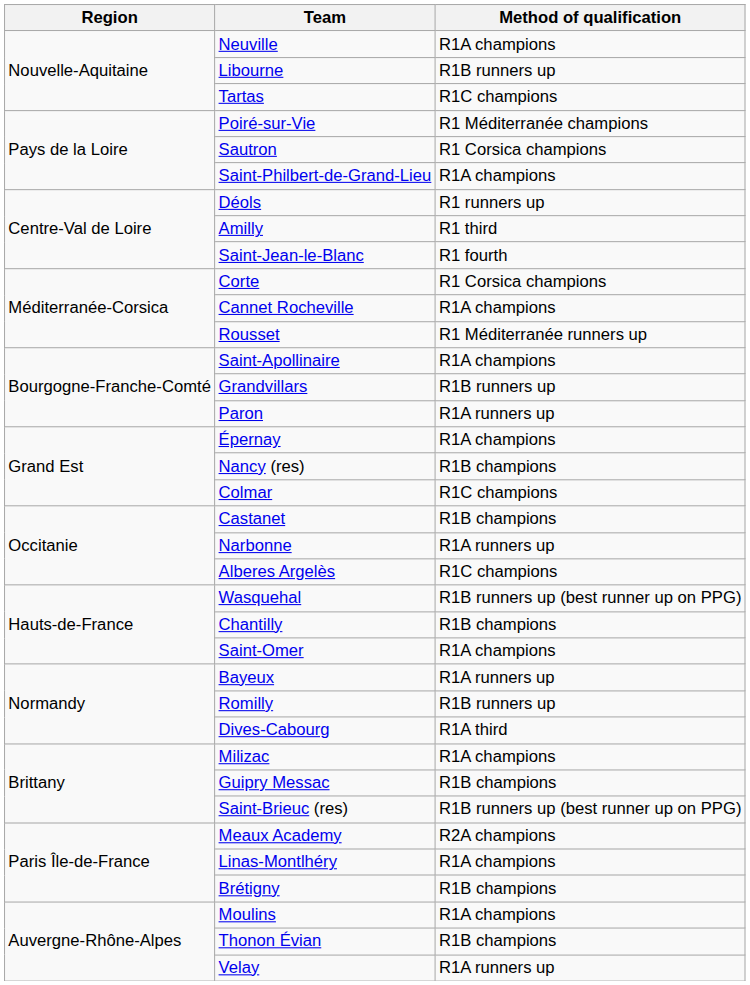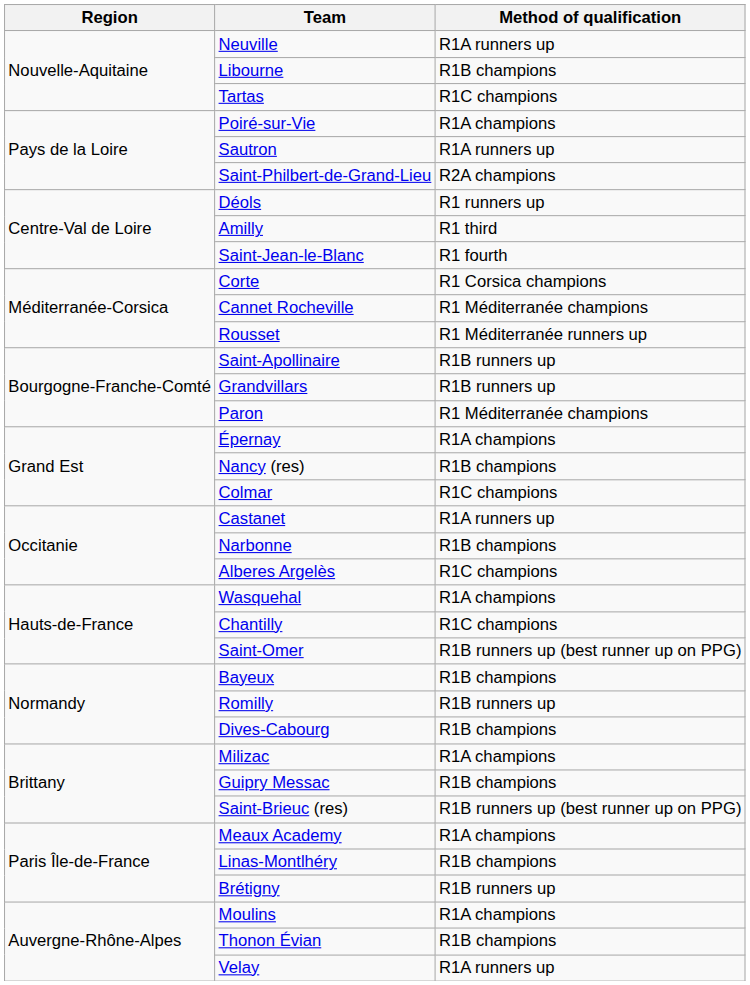(497, 44) R1A champions -> (497, 44) R1A runners up
(497, 70) R1B runners up -> (498, 70) R1B champions
(543, 123) R1 Méditerranée champions -> (497, 123) R1A champions
(523, 149) R1 Corsica champions -> (497, 149) R1A runners up
(497, 176) R1A champions -> (497, 176) R2A champions
(497, 307) R1A champions -> (543, 307) R1 Méditerranée champions
(497, 360) R1A champions -> (497, 360) R1B runners up
(497, 413) R1A runners up -> (543, 413) R1 Méditerranée champions
(498, 519) R1B champions -> (497, 519) R1A runners up
(497, 545) R1A runners up -> (498, 545) R1B champions
(590, 598) R1B runners up (best runner up on PPG) -> (497, 598) R1A champions
(498, 624) R1B champions -> (498, 624) R1C champions
(497, 651) R1A champions -> (590, 651) R1B runners up (best runner up on PPG)
(497, 677) R1A runners up -> (498, 677) R1B champions
(473, 730) R1A third -> (498, 730) R1B champions
(497, 835) R2A champions -> (497, 835) R1A champions
(497, 862) R1A champions -> (498, 862) R1B champions
(498, 888) R1B champions -> (497, 888) R1B runners up
